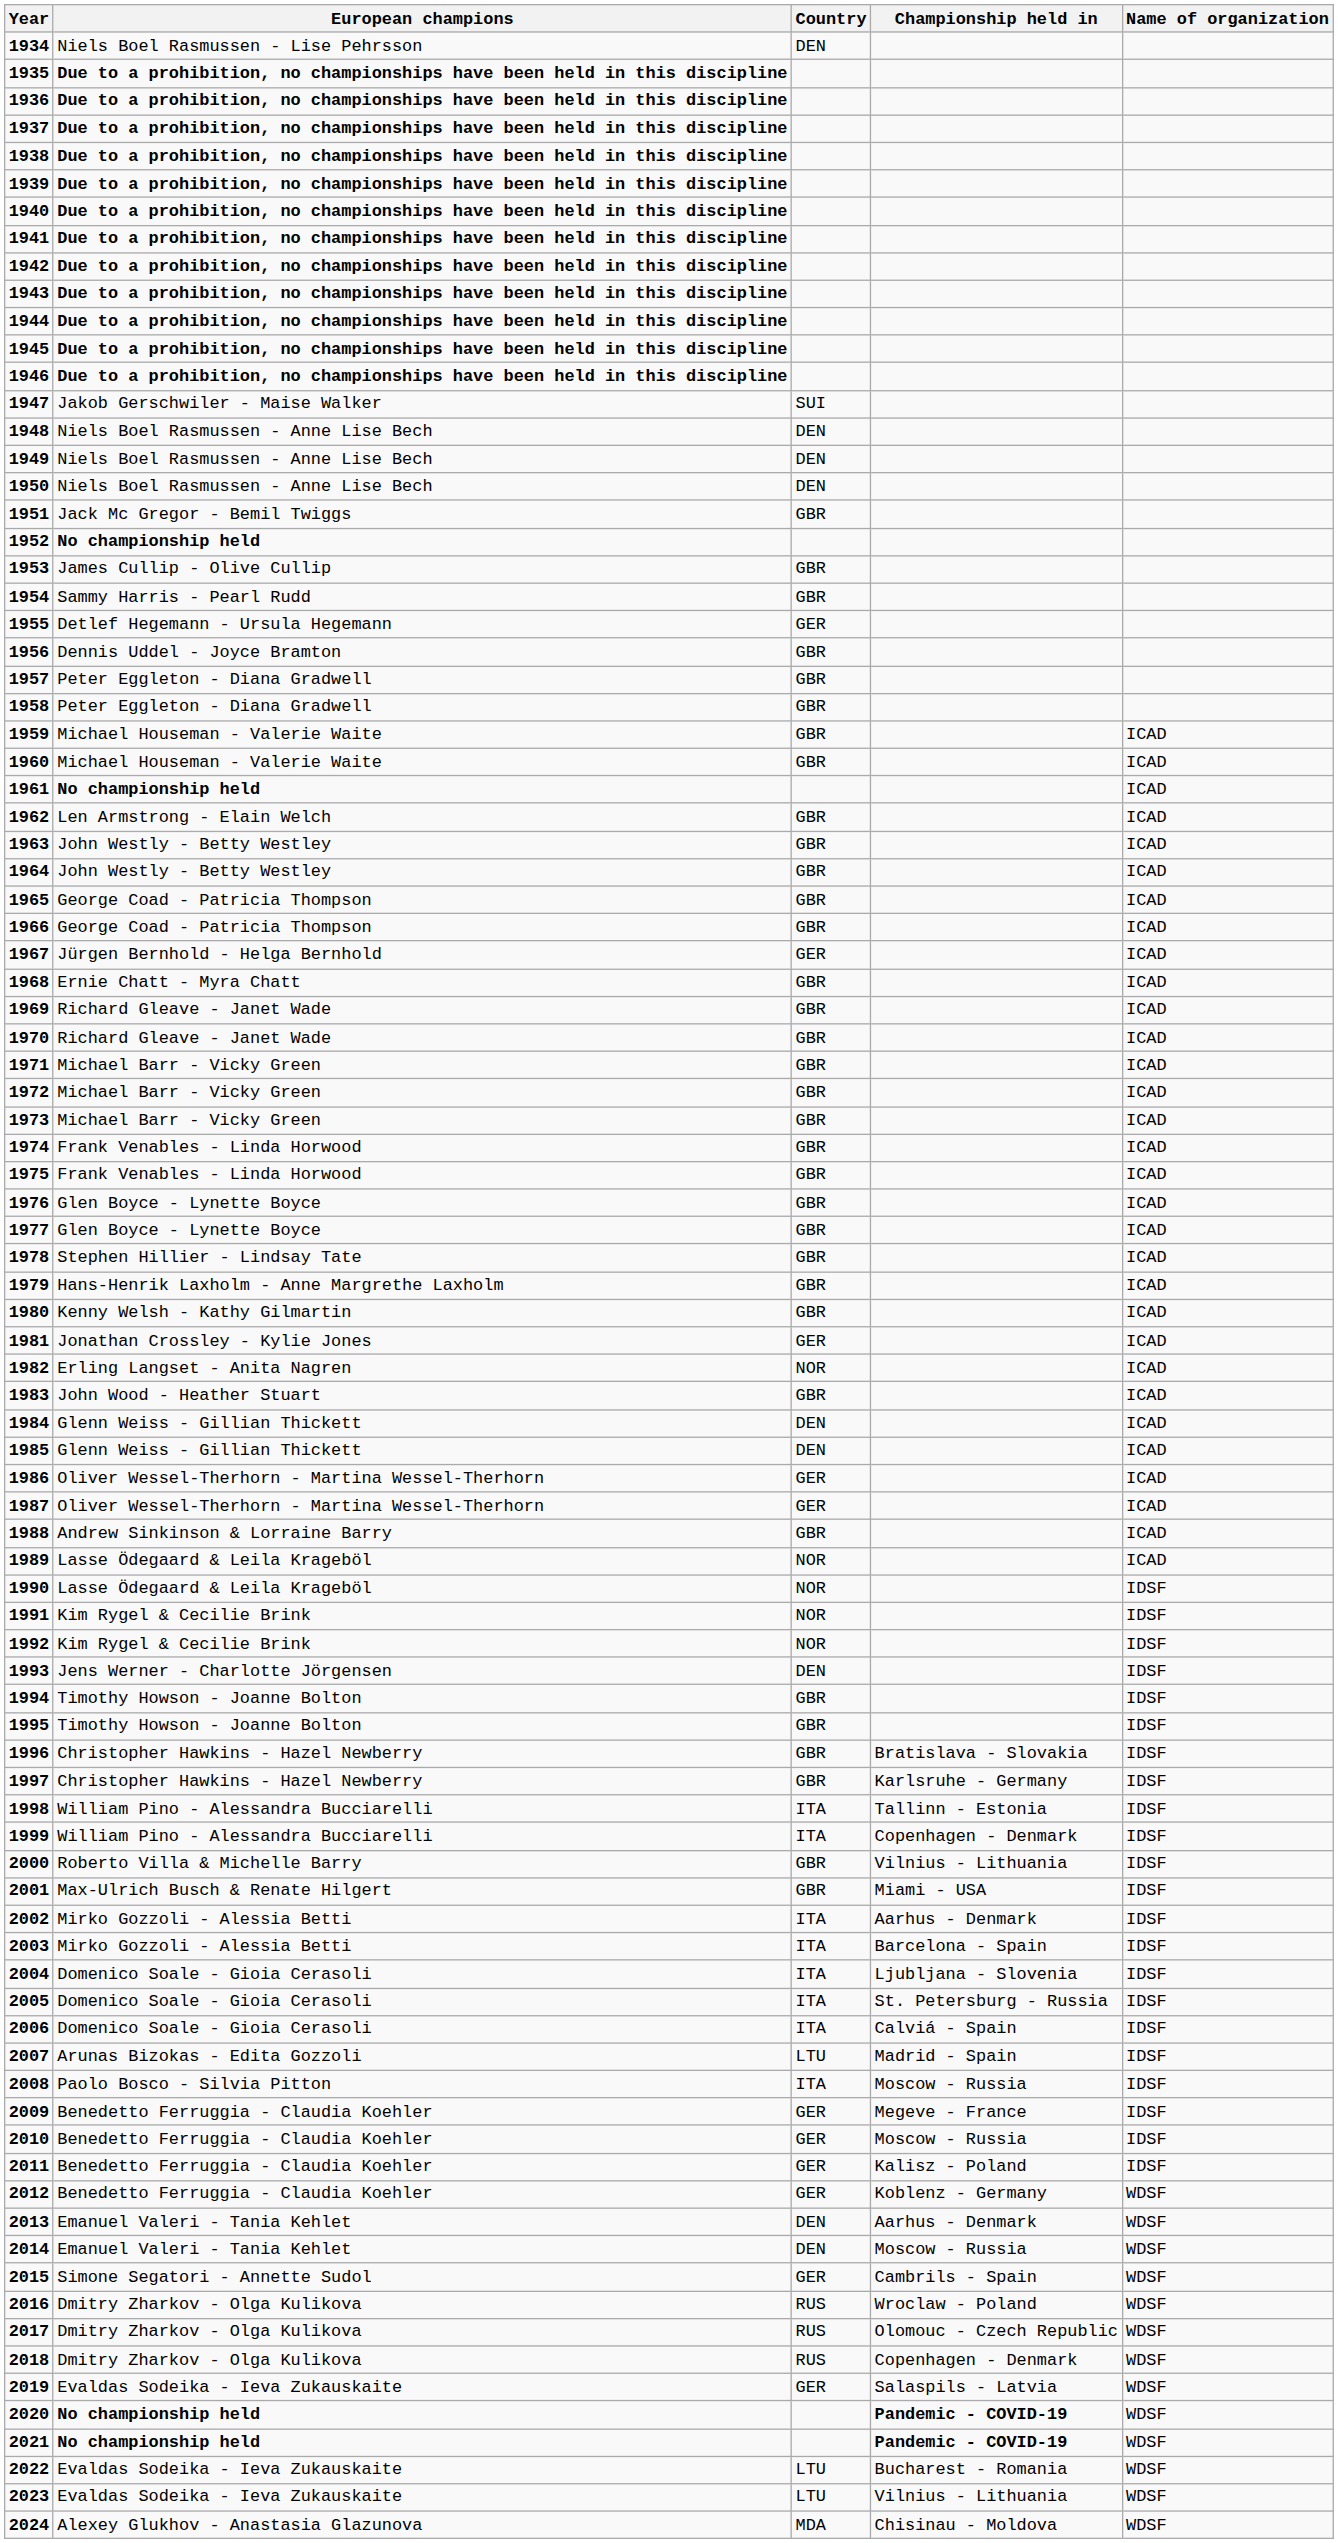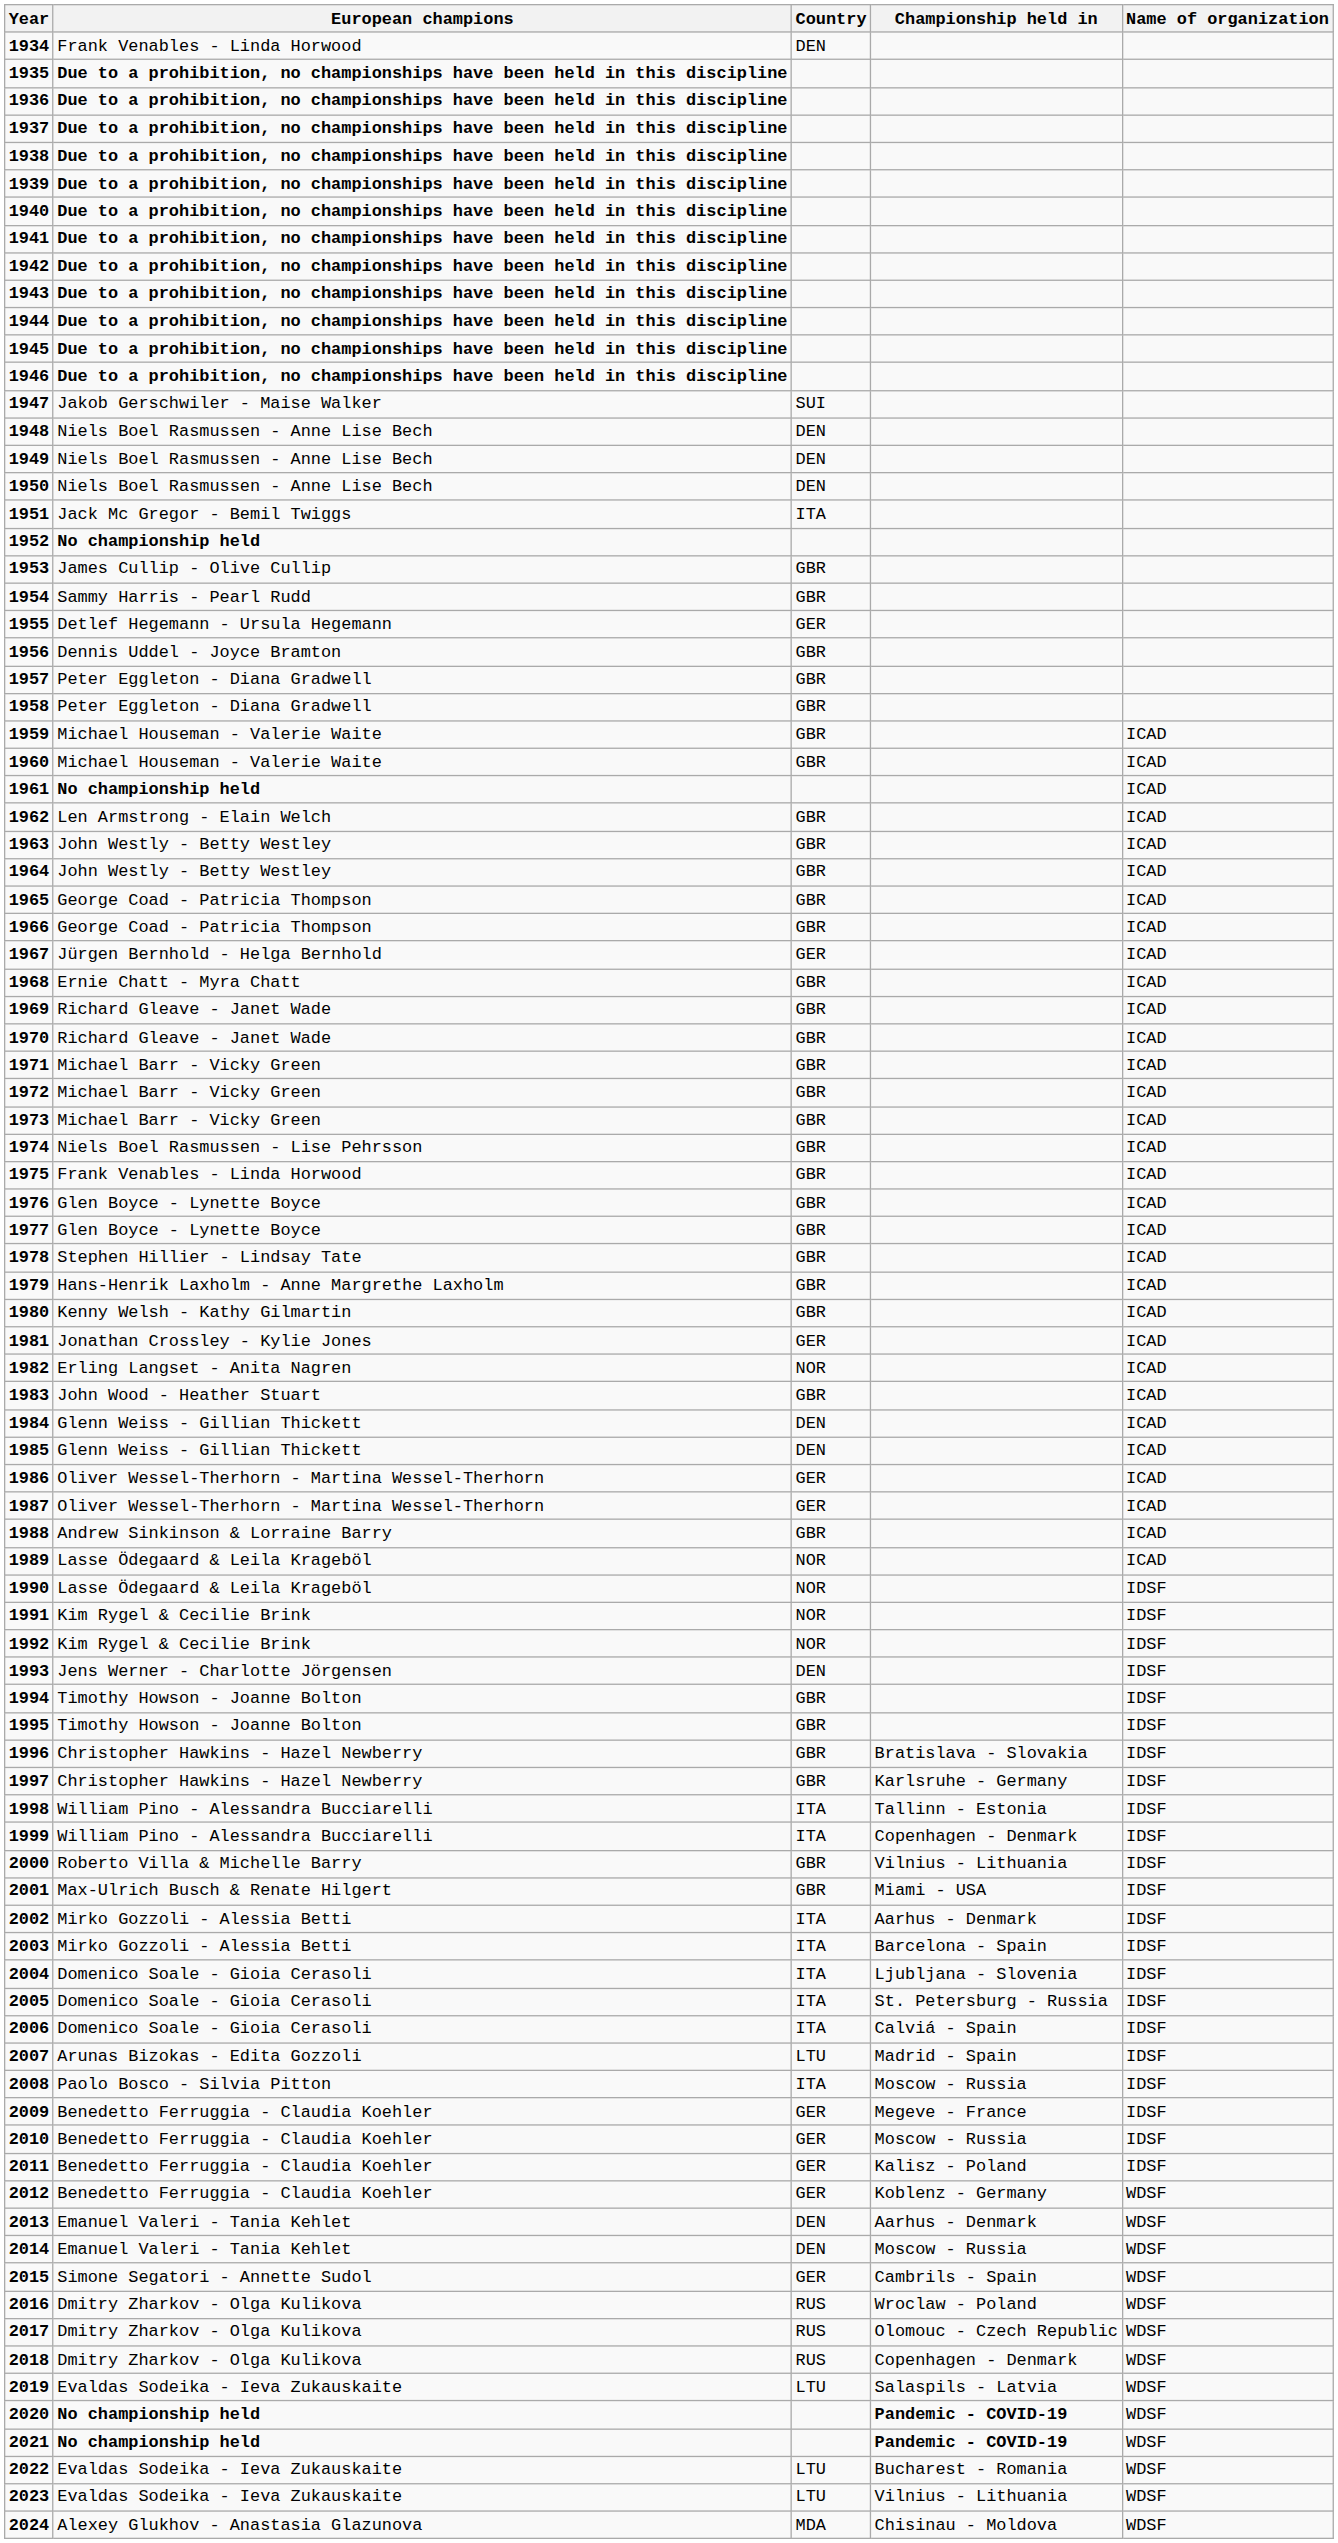(240, 46) Niels Boel Rasmussen - Lise Pehrsson -> (209, 46) Frank Venables - Linda Horwood
(811, 514) GBR -> (811, 514) ITA
(209, 1148) Frank Venables - Linda Horwood -> (240, 1148) Niels Boel Rasmussen - Lise Pehrsson
(811, 2387) GER -> (811, 2387) LTU
